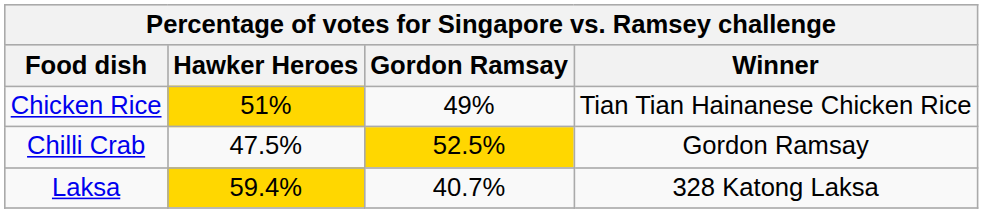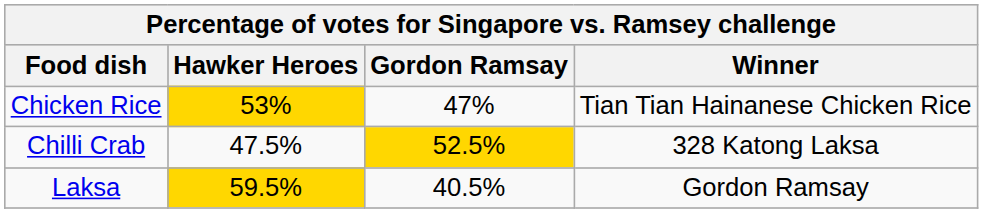(266, 106) 51% -> (266, 106) 53%
(469, 106) 49% -> (469, 106) 47%
(776, 146) Gordon Ramsay -> (776, 146) 328 Katong Laksa
(266, 187) 59.4% -> (266, 187) 59.5%
(469, 187) 40.7% -> (469, 187) 40.5%
(776, 187) 328 Katong Laksa -> (776, 187) Gordon Ramsay
